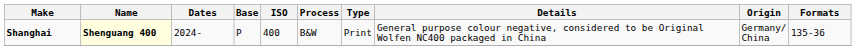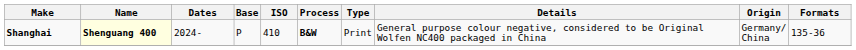(271, 33) 400 -> (271, 33) 410
(308, 33) normal -> (308, 33) bold
